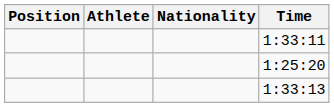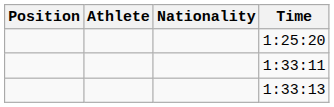rows swapped: (294, 65) <-> (294, 41)
